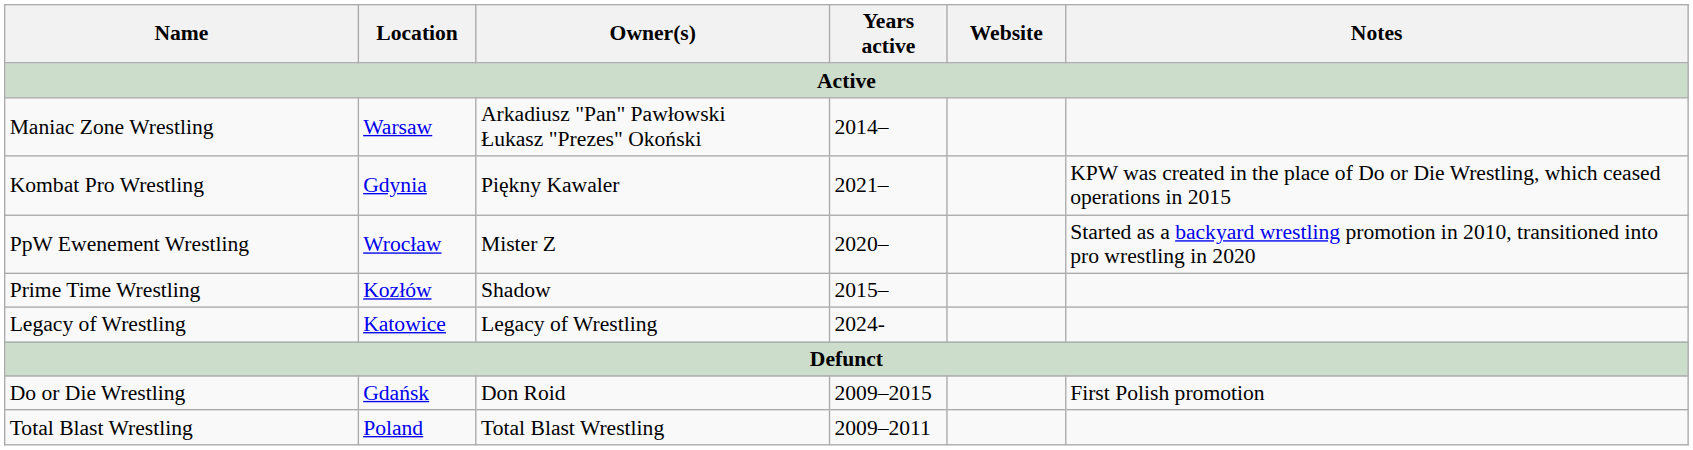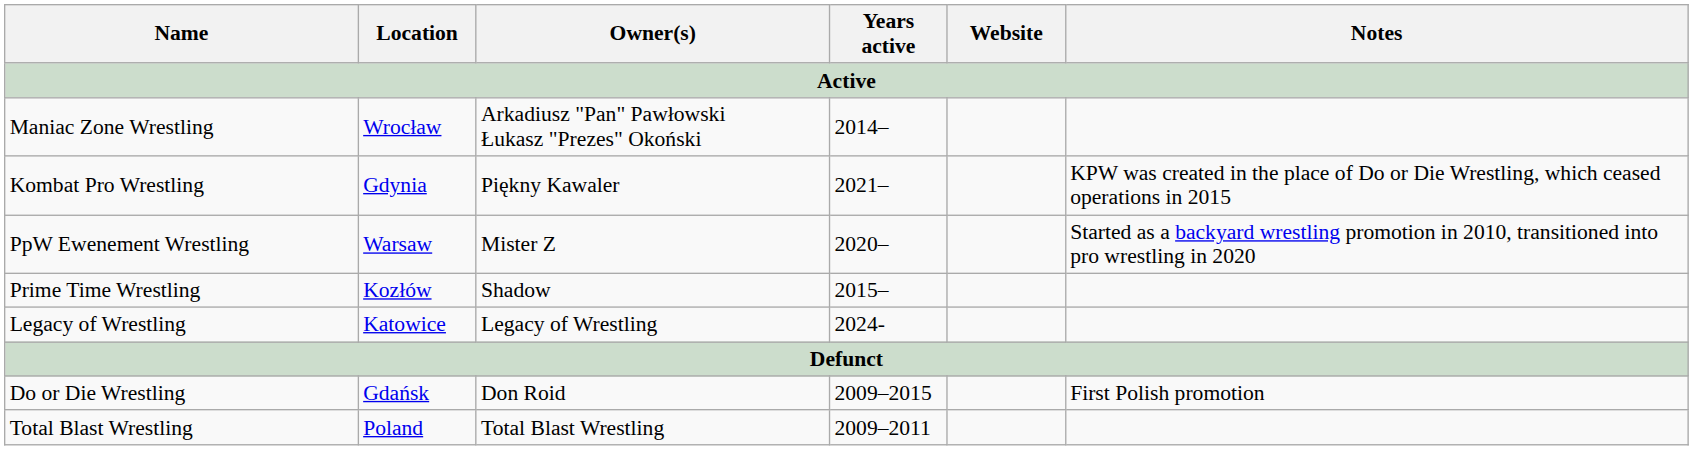(398, 126) Warsaw -> (402, 126) Wrocław
(402, 243) Wrocław -> (398, 243) Warsaw
